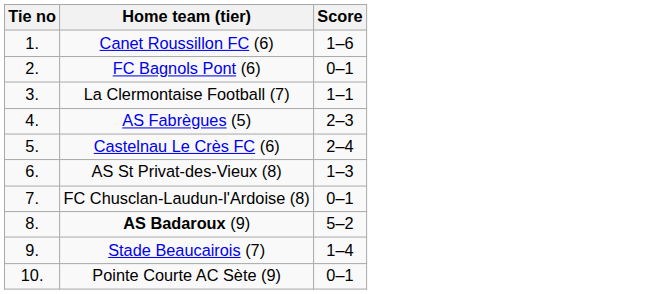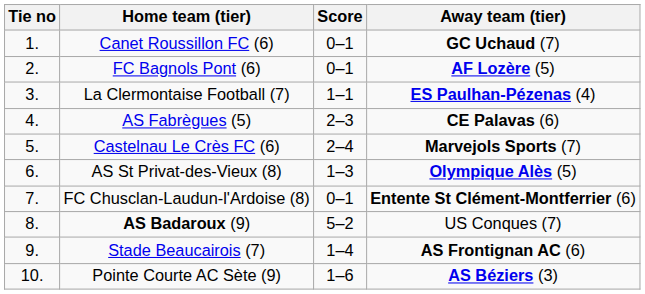+ column: (503, 17)
(340, 43) 1–6 -> (340, 43) 0–1
(340, 276) 0–1 -> (340, 276) 1–6
